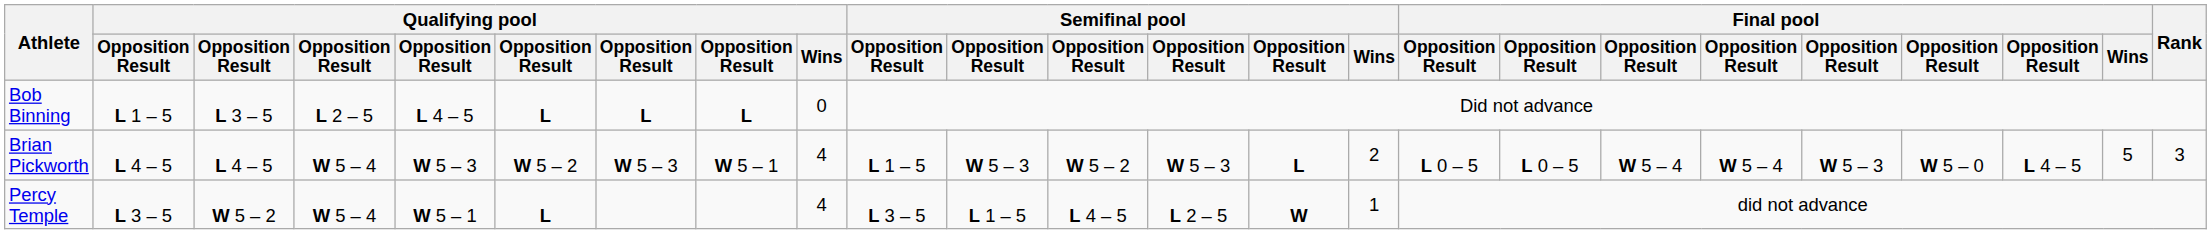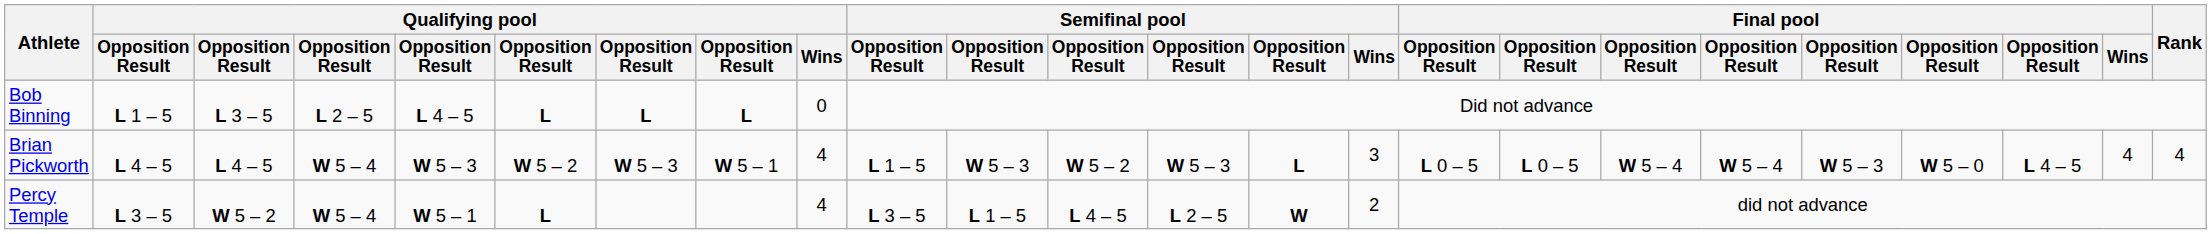(1374, 155) 2 -> (1374, 155) 3
(2128, 155) 5 -> (2128, 155) 4
(2180, 155) 3 -> (2180, 155) 4
(1374, 205) 1 -> (1374, 205) 2
